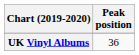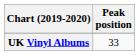(114, 42) 36 -> (114, 42) 33
